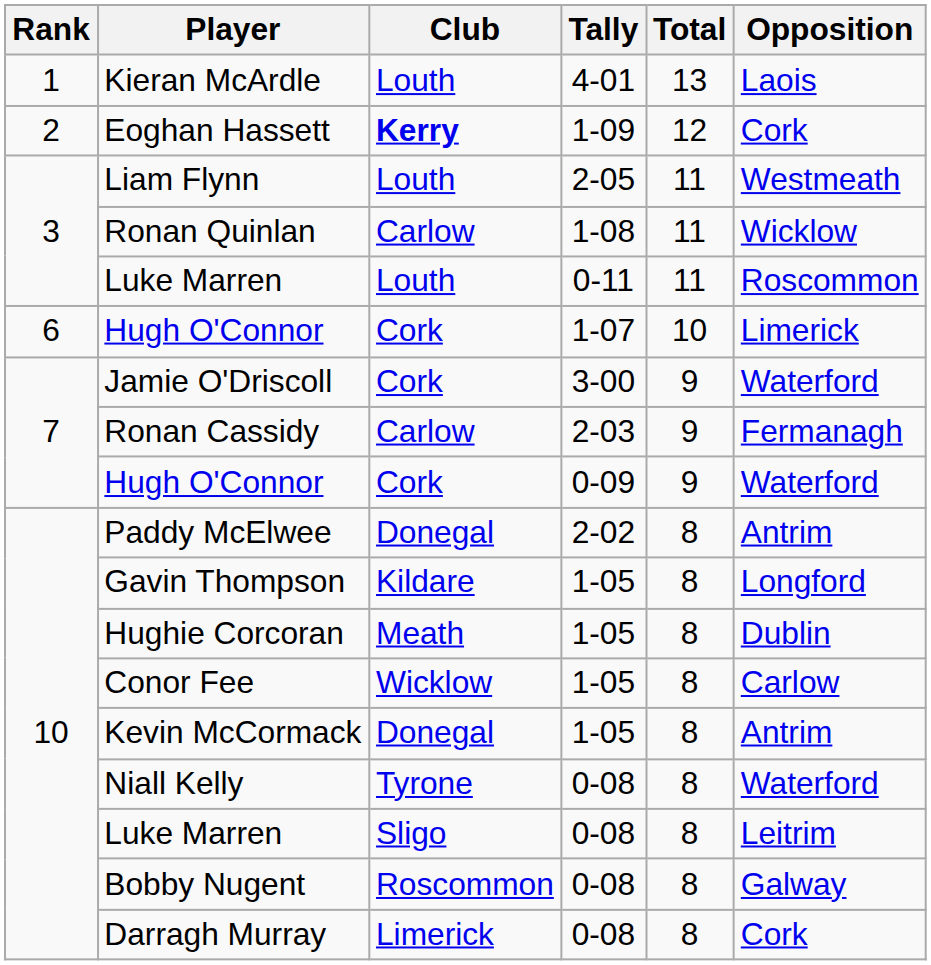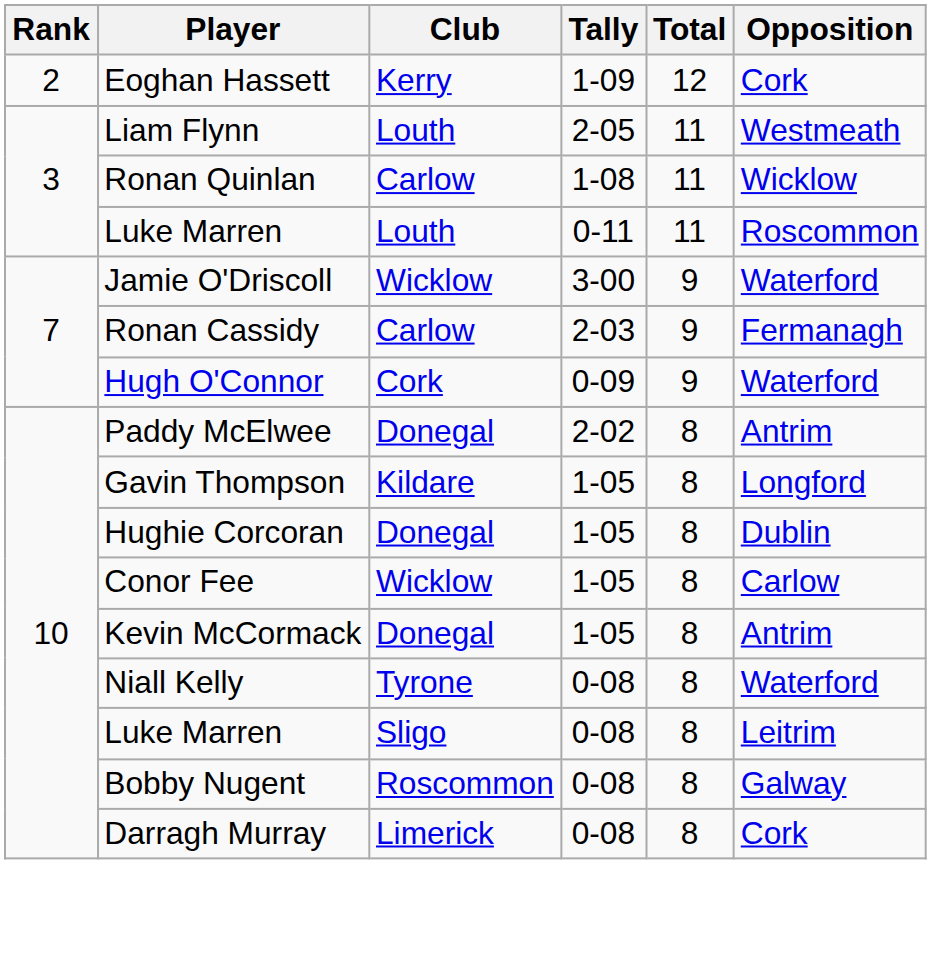- row: (213, 79)
(417, 130) bold -> (414, 79) normal
- row: (214, 331)
(409, 381) Cork -> (434, 280) Wicklow
(420, 632) Meath -> (435, 532) Donegal
